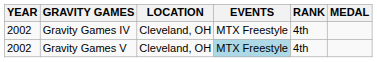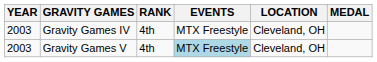columns swapped: (175, 13) <-> (309, 13)
(19, 30) 2002 -> (19, 30) 2003
(19, 48) 2002 -> (19, 48) 2003
